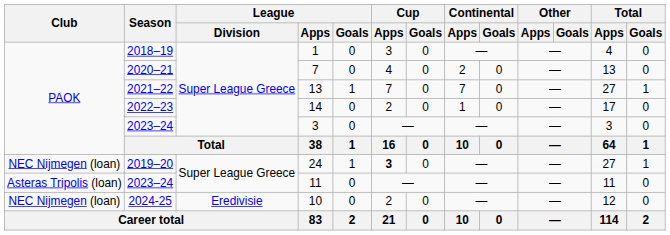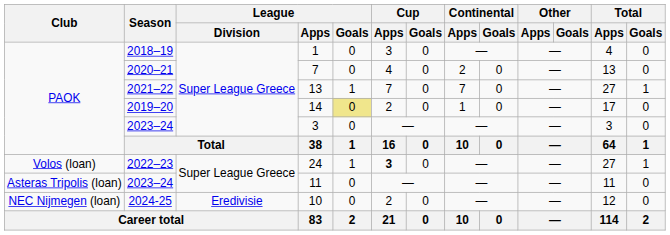(150, 107) 2022–23 -> (150, 107) 2019–20
(352, 107) no background -> (352, 107) khaki background
(64, 164) NEC Nijmegen (loan) -> (64, 164) Volos (loan)
(150, 164) 2019–20 -> (150, 164) 2022–23
